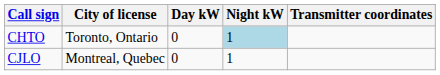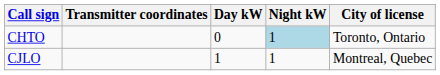columns swapped: (115, 15) <-> (361, 15)
(175, 59) 0 -> (217, 59) 1
